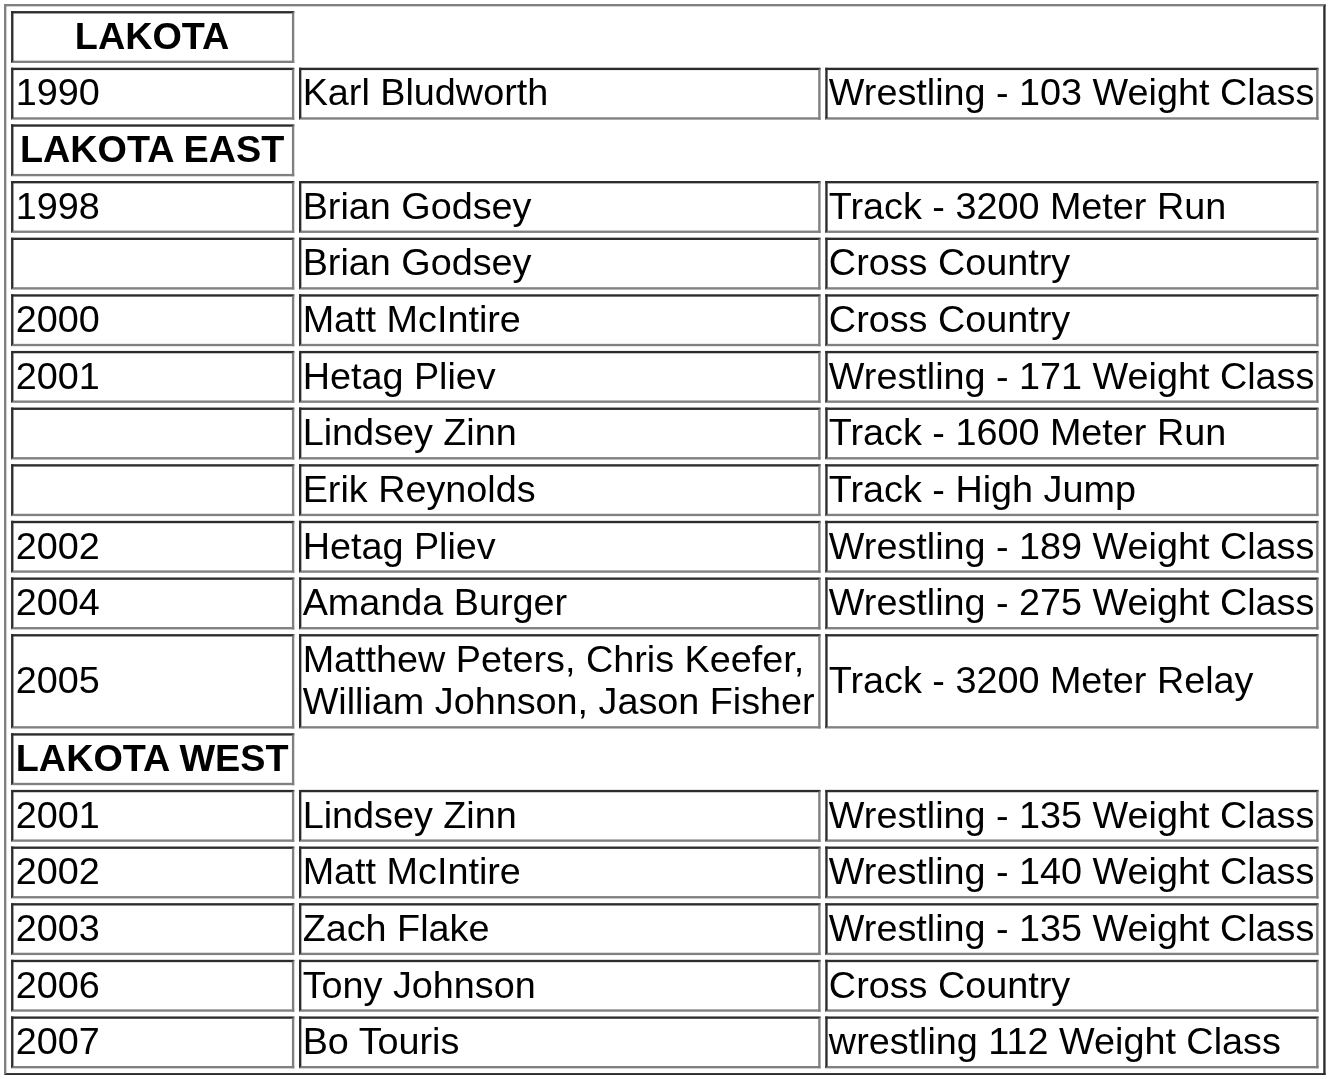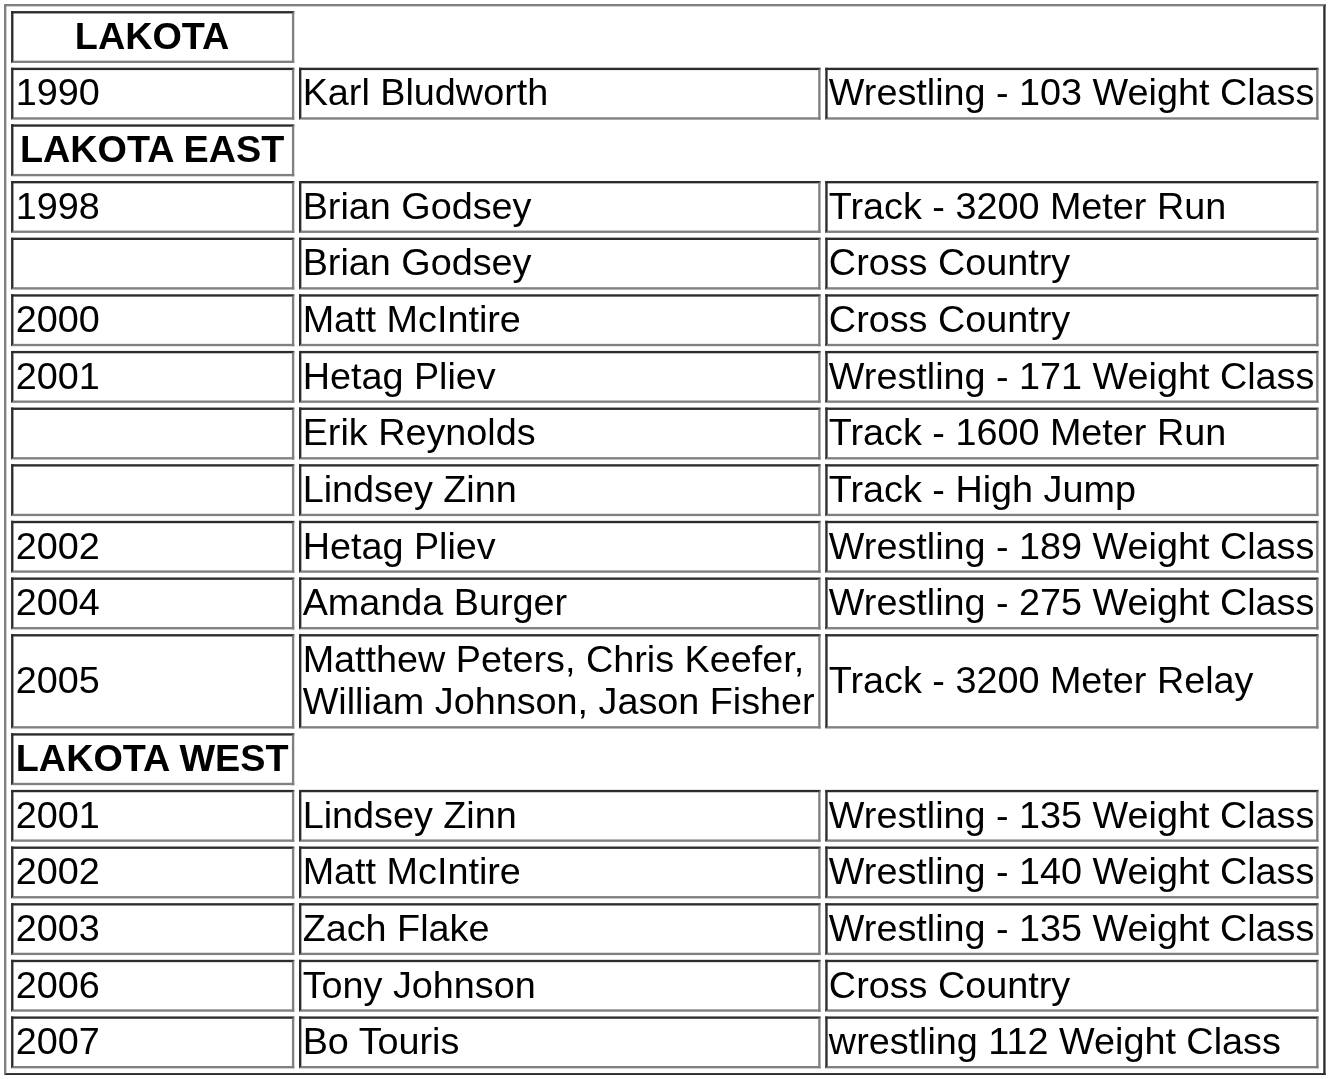(410, 432) Lindsey Zinn -> (419, 432) Erik Reynolds
(419, 489) Erik Reynolds -> (410, 489) Lindsey Zinn
